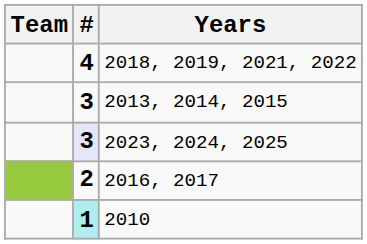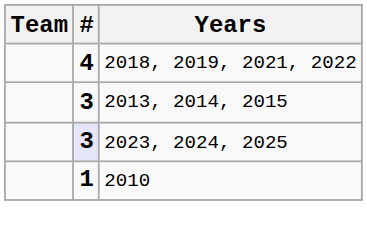- row: (162, 180)
(87, 219) paleturquoise background -> (87, 180) no background
